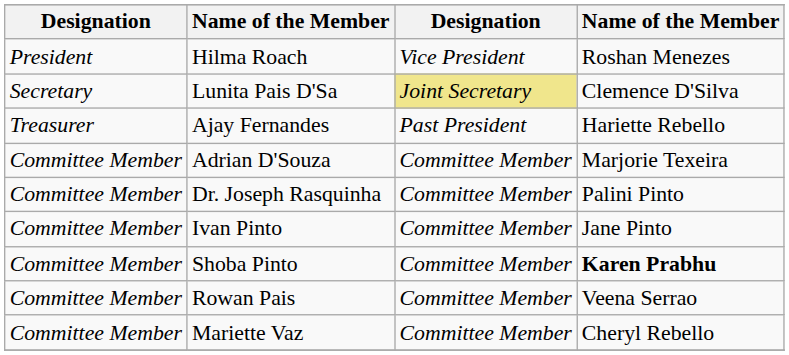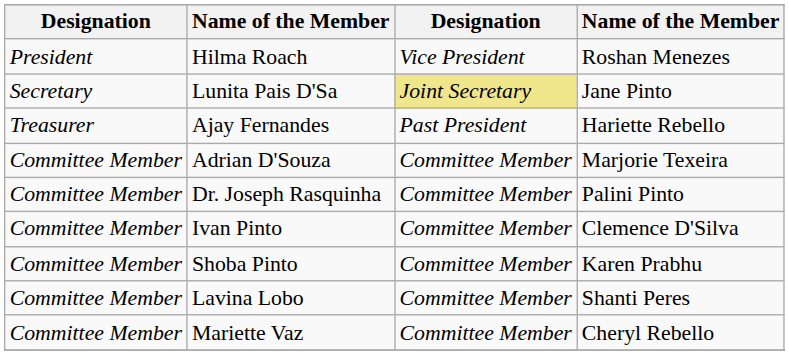(660, 90) Clemence D'Silva -> (627, 90) Jane Pinto
(627, 228) Jane Pinto -> (660, 228) Clemence D'Silva
(649, 263) bold -> (642, 263) normal
+ row: (248, 297)
- row: (244, 297)
